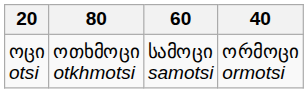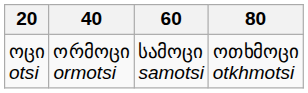columns swapped: (260, 19) <-> (96, 19)
